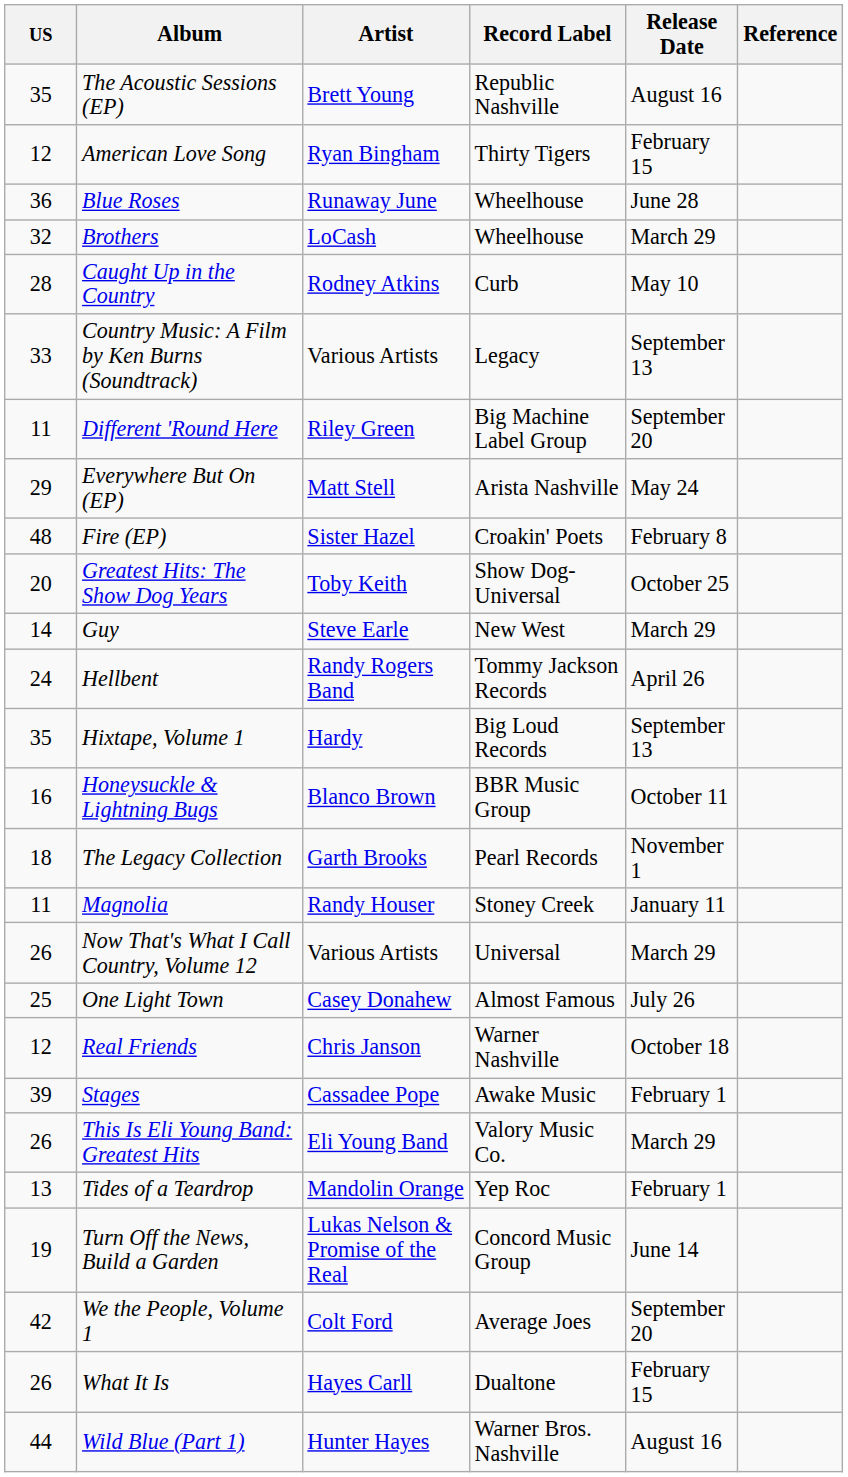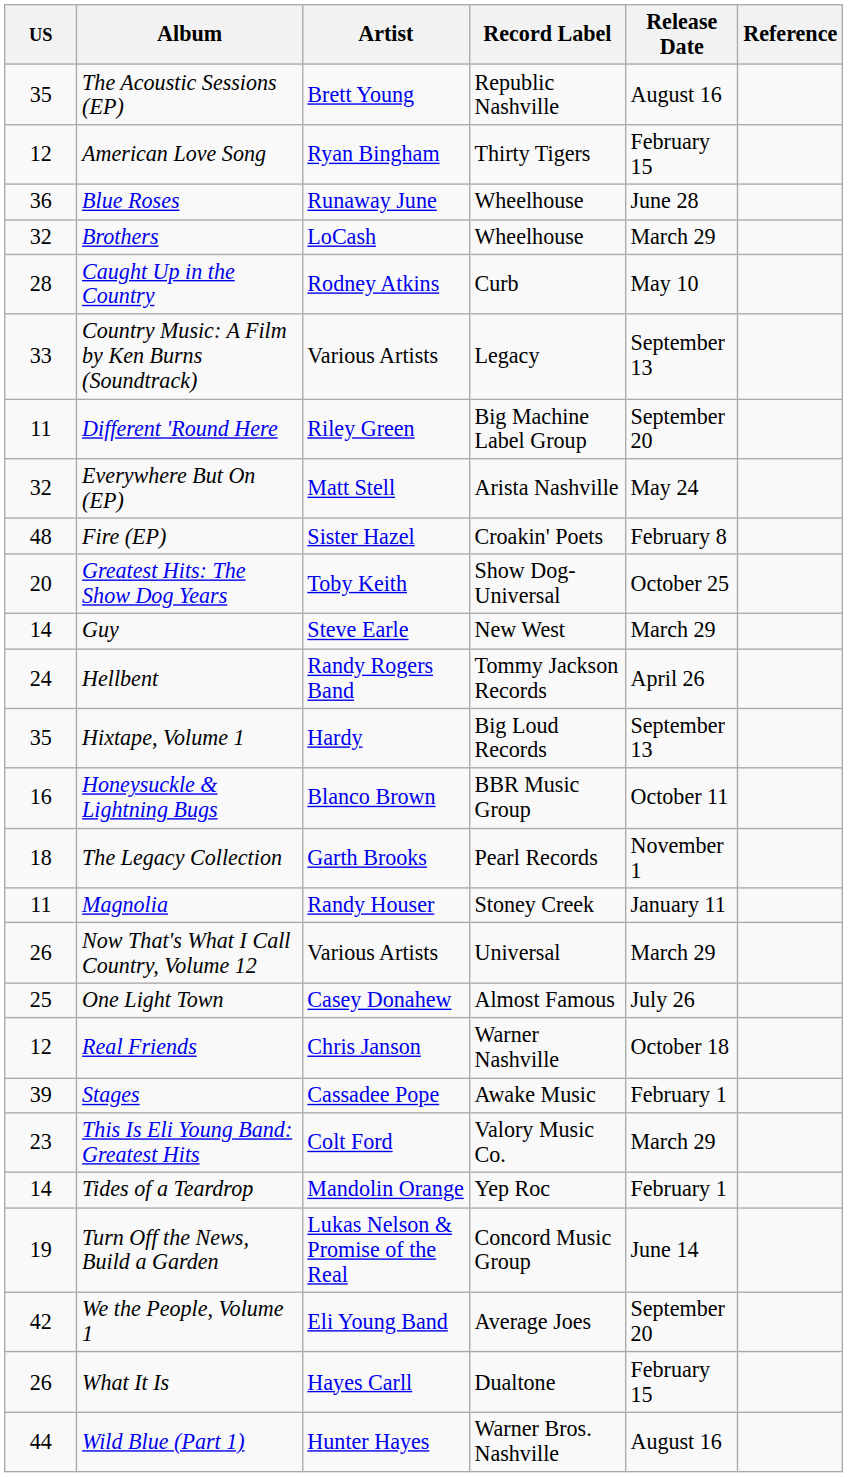(41, 488) 29 -> (41, 488) 32
(41, 1142) 26 -> (41, 1142) 23
(378, 1142) Eli Young Band -> (350, 1142) Colt Ford
(41, 1189) 13 -> (41, 1189) 14
(350, 1321) Colt Ford -> (378, 1321) Eli Young Band
